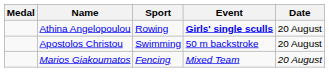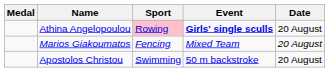(152, 28) no background -> (152, 28) pink background
rows swapped: (81, 44) <-> (85, 60)
